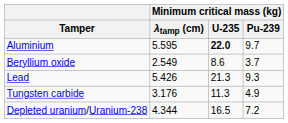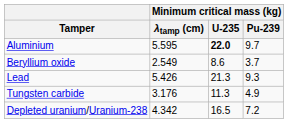(165, 110) 4.344 -> (165, 110) 4.342
